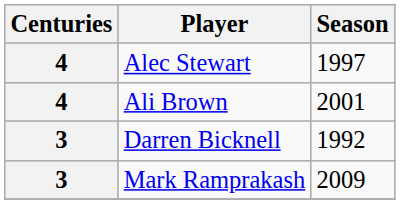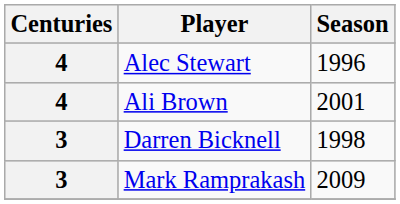(341, 62) 1997 -> (341, 62) 1996
(341, 140) 1992 -> (341, 140) 1998
